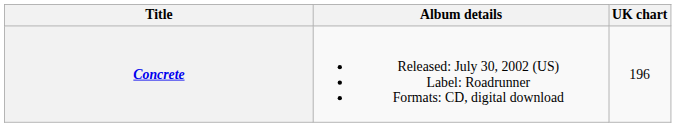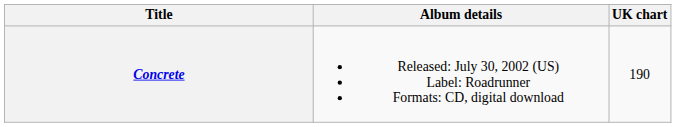(640, 74) 196 -> (640, 74) 190
